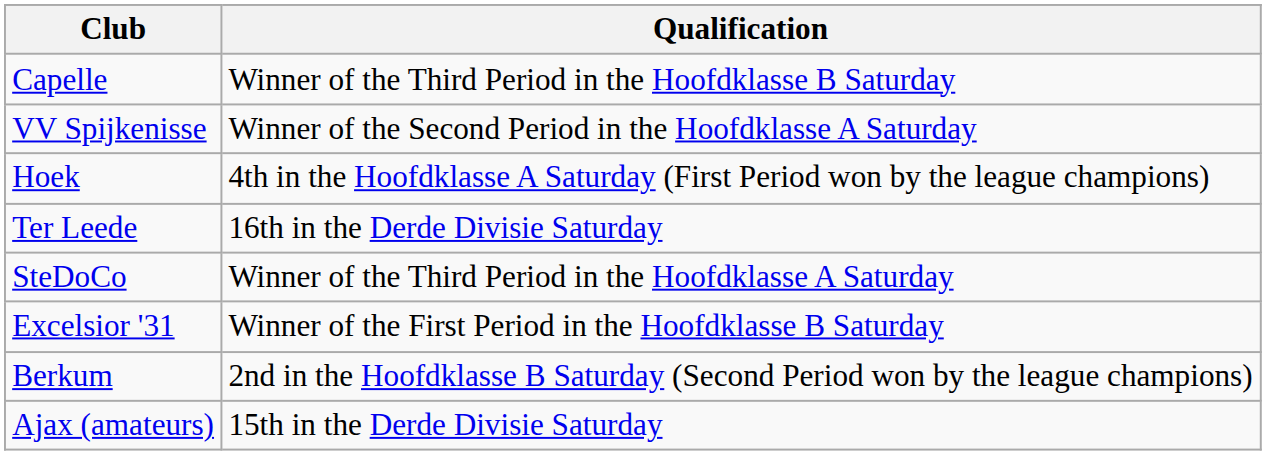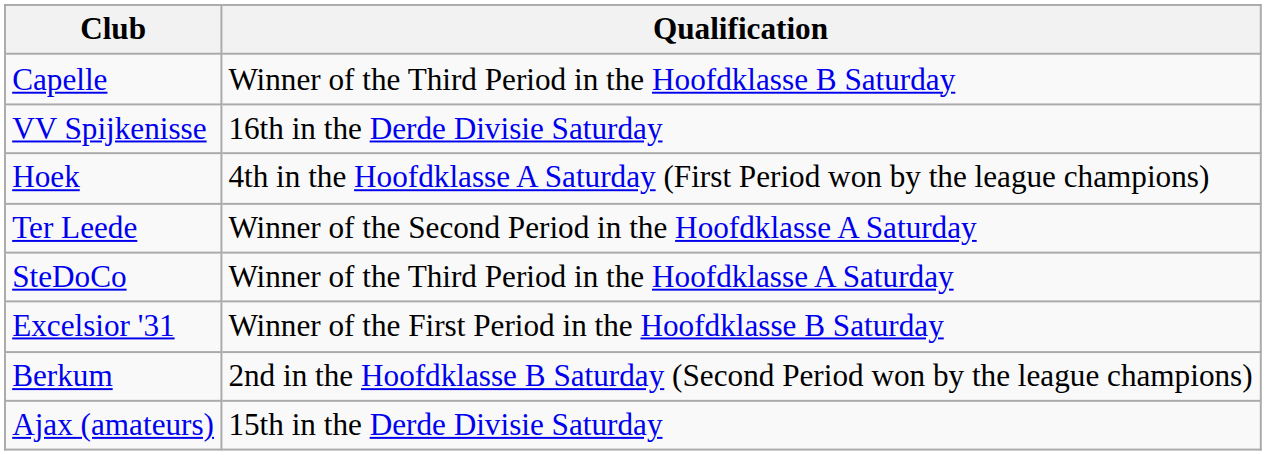(603, 128) Winner of the Second Period in the Hoofdklasse A Saturday -> (445, 128) 16th in the Derde Divisie Saturday
(445, 227) 16th in the Derde Divisie Saturday -> (603, 227) Winner of the Second Period in the Hoofdklasse A Saturday
